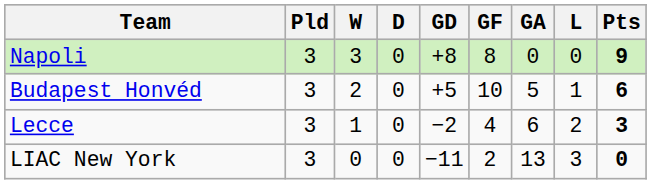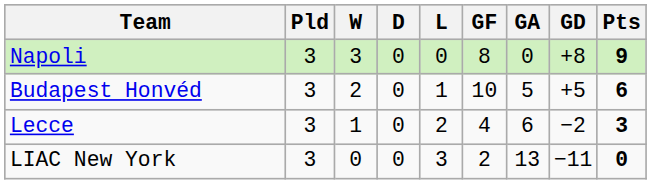columns swapped: (576, 22) <-> (444, 22)
